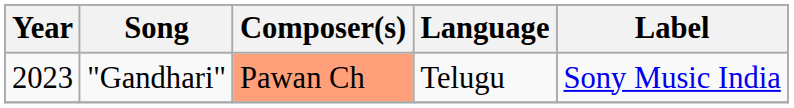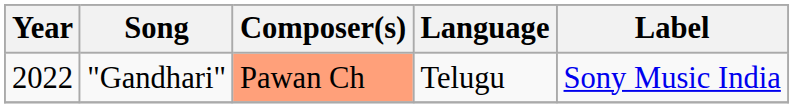(43, 77) 2023 -> (43, 77) 2022
